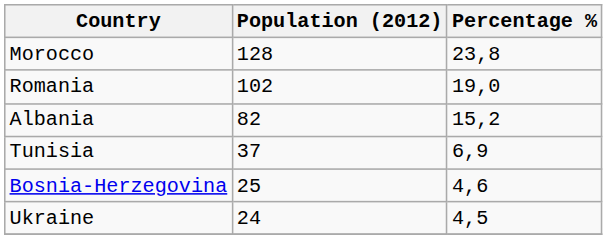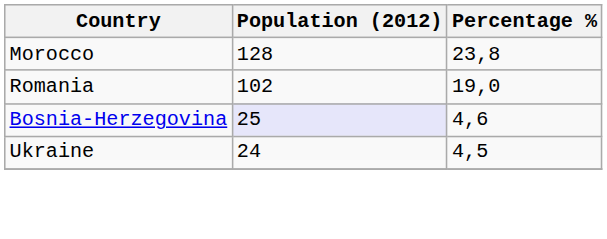- row: (52, 120)
- row: (52, 153)
(249, 185) no background -> (249, 120) lavender background
